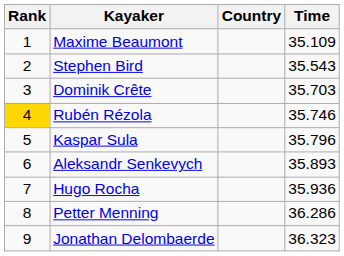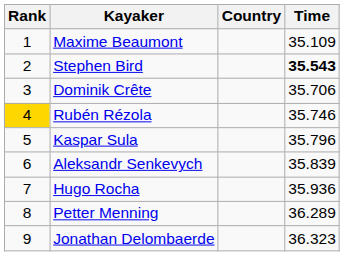(312, 66) normal -> (312, 66) bold
(312, 90) 35.703 -> (312, 90) 35.706
(312, 164) 35.893 -> (312, 164) 35.839
(312, 213) 36.286 -> (312, 213) 36.289
